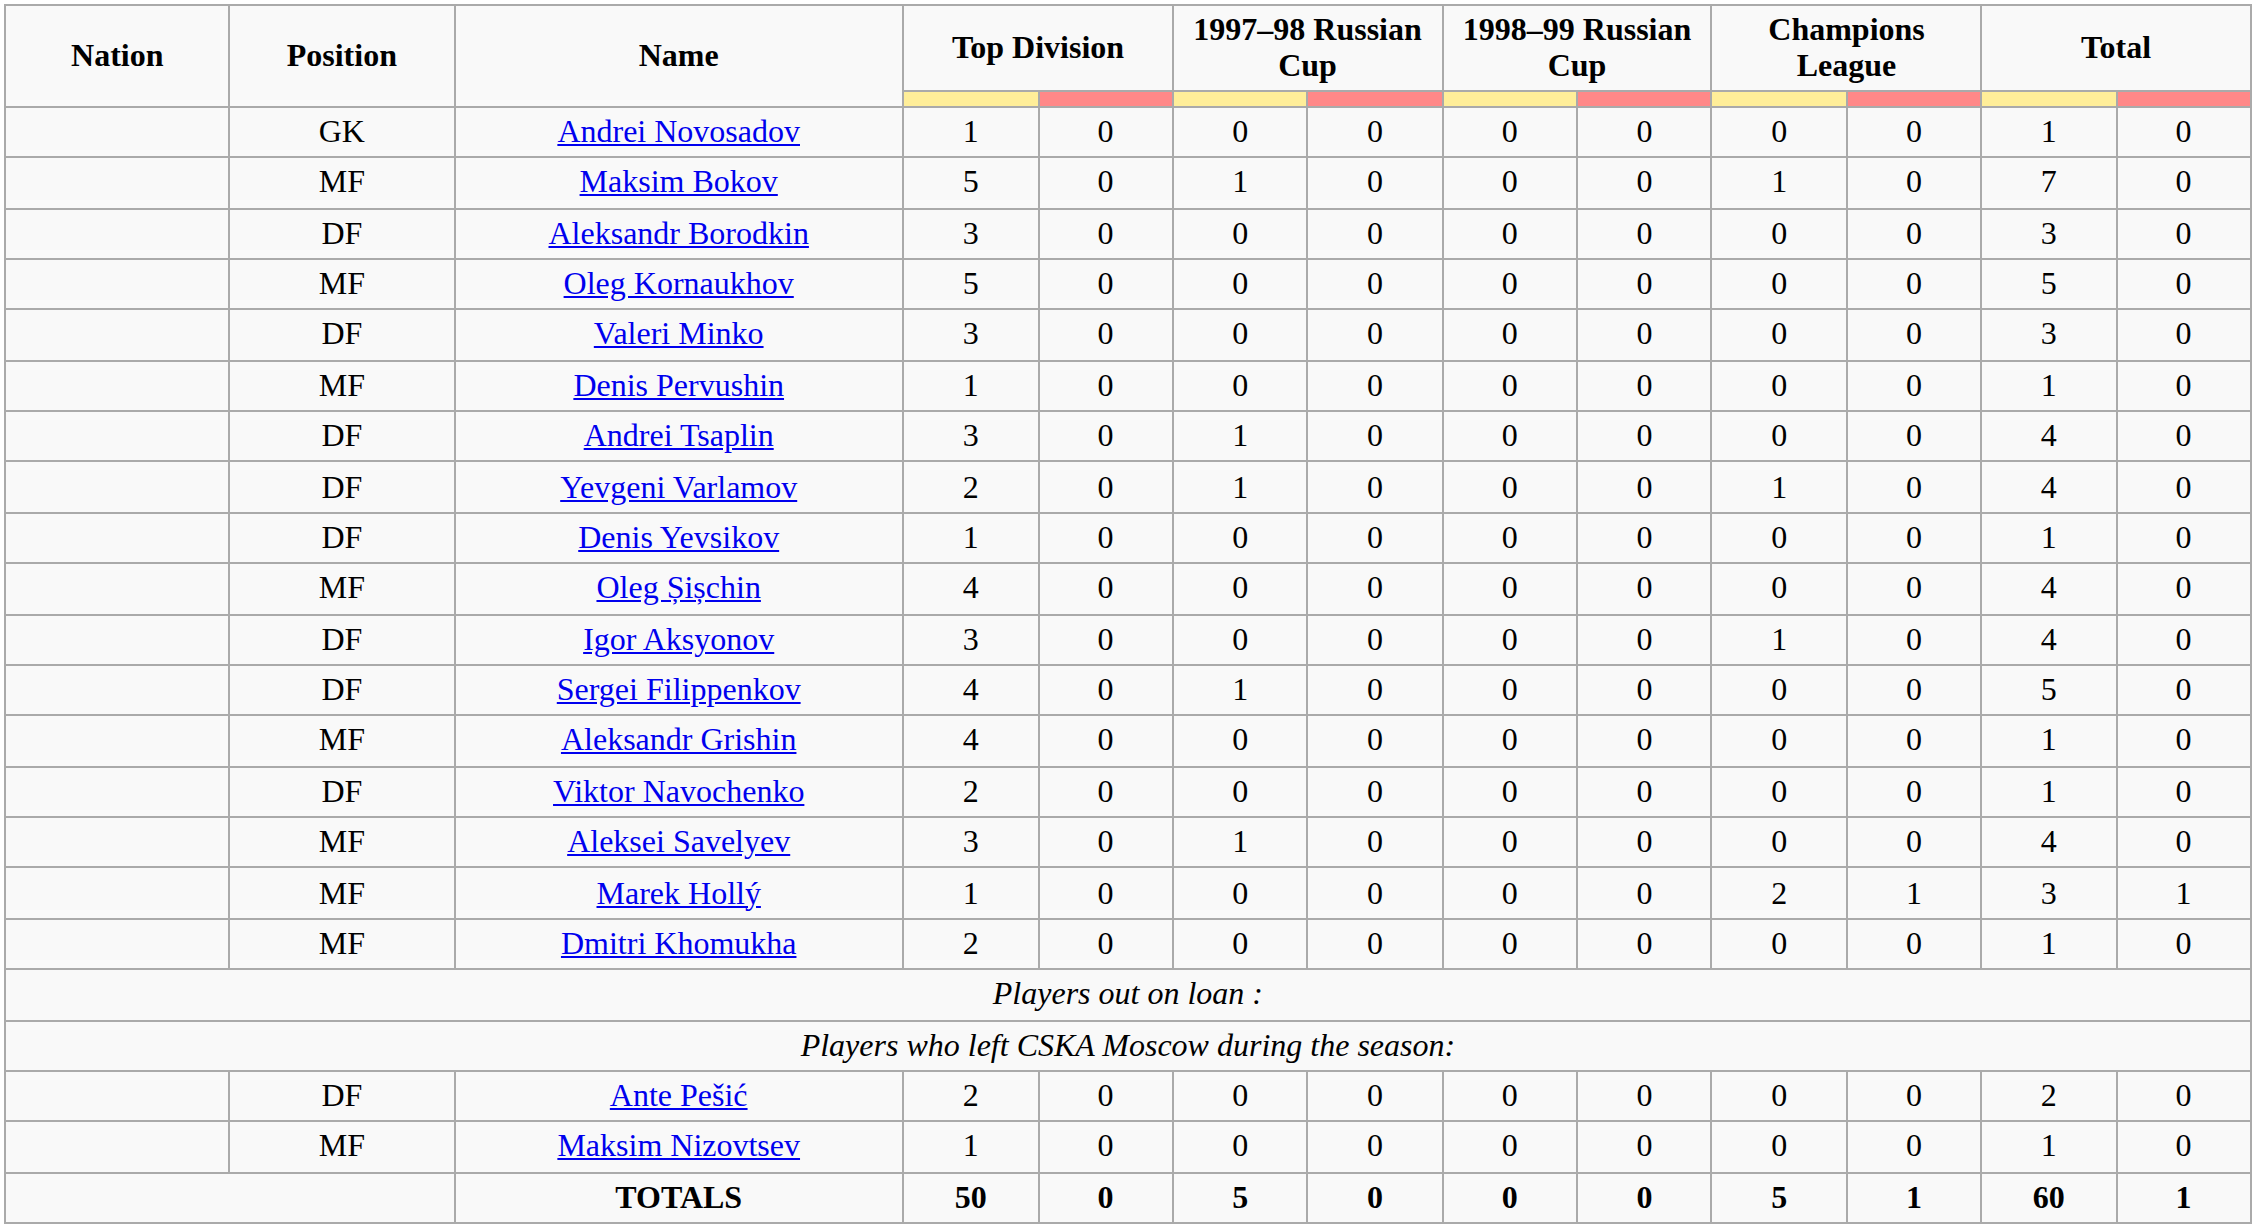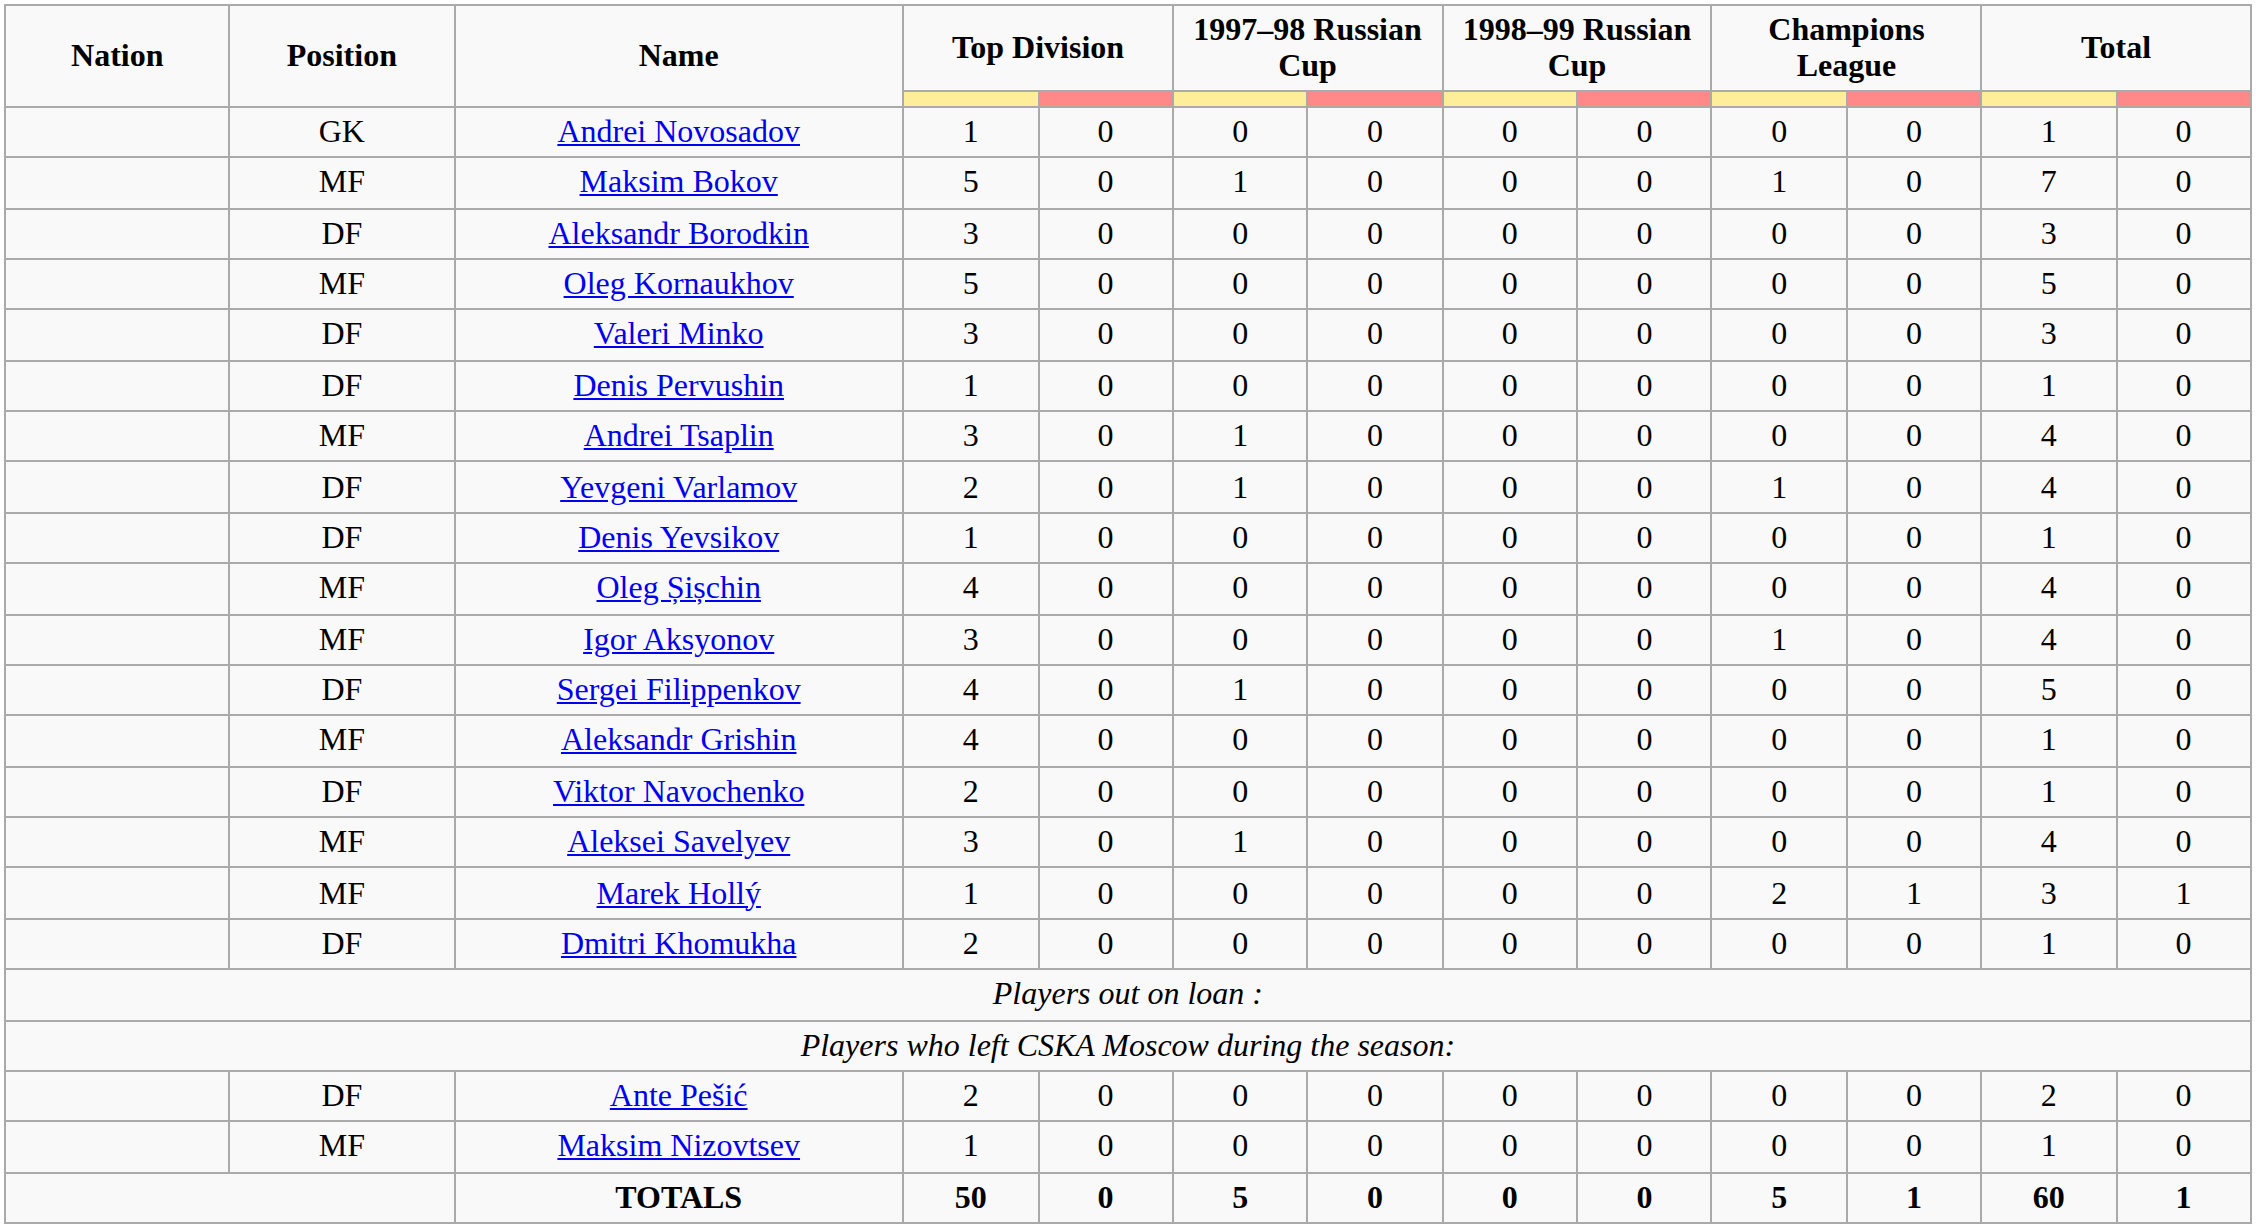(342, 385) MF -> (342, 385) DF
(342, 435) DF -> (342, 435) MF
(342, 638) DF -> (342, 638) MF
(342, 943) MF -> (342, 943) DF
